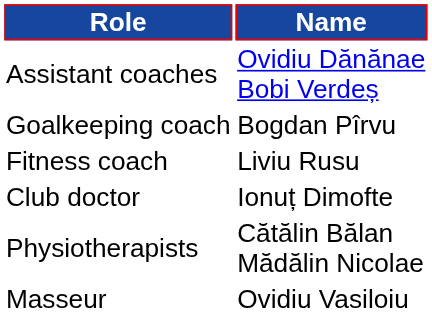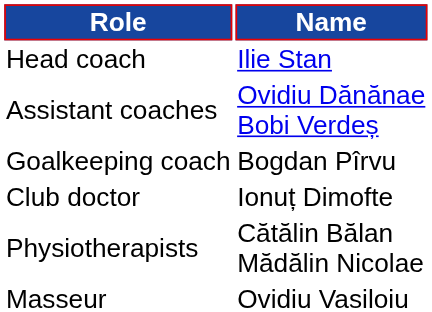+ row: (76, 59)
- row: (87, 161)
